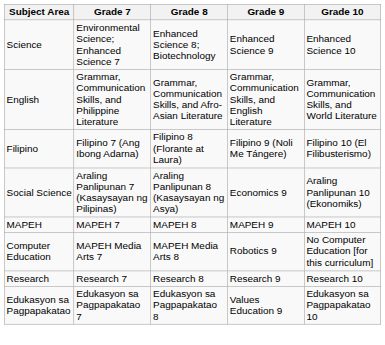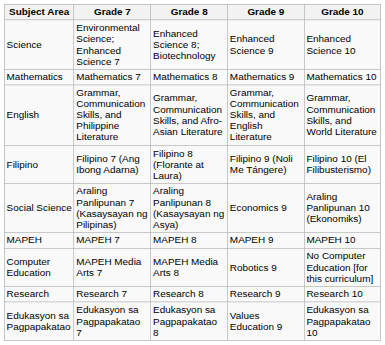+ row: (35, 77)
